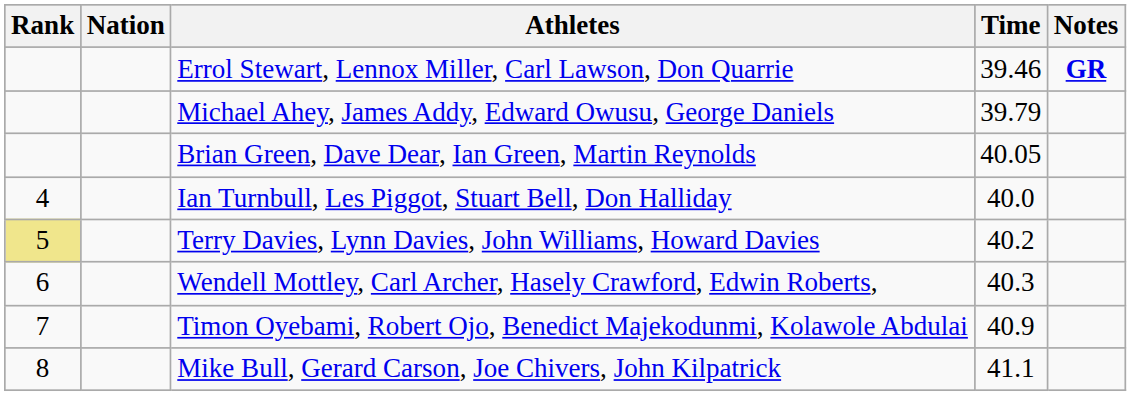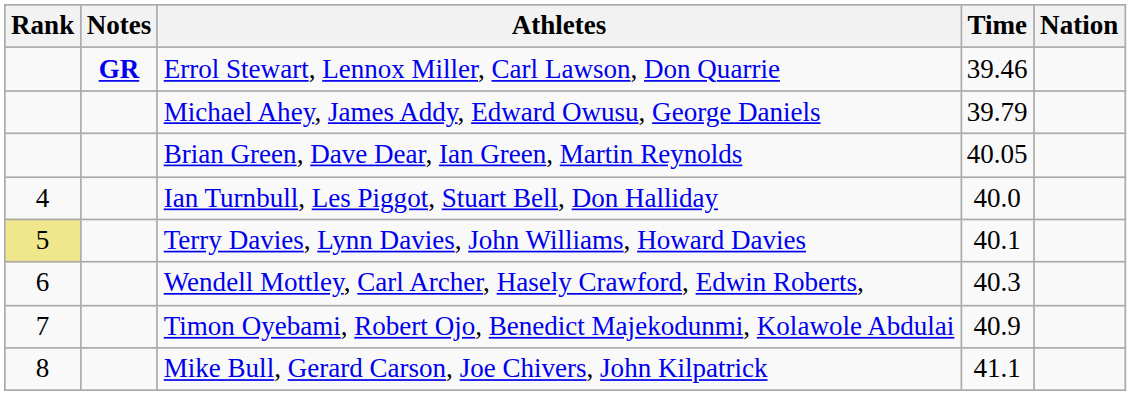columns swapped: (126, 25) <-> (1086, 25)
(1011, 240) 40.2 -> (997, 240) 40.1
